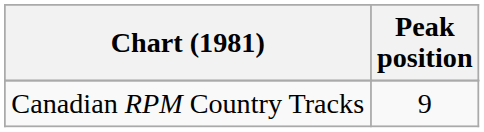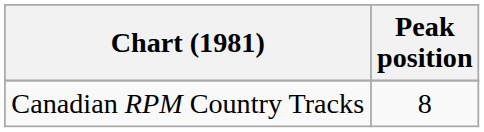(425, 103) 9 -> (425, 103) 8
